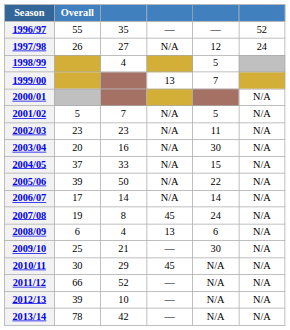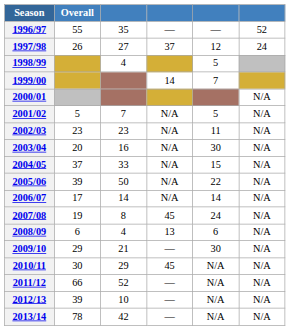(170, 46) N/A -> (170, 46) 37
(170, 80) 13 -> (170, 80) 14
(77, 248) 25 -> (77, 248) 29
